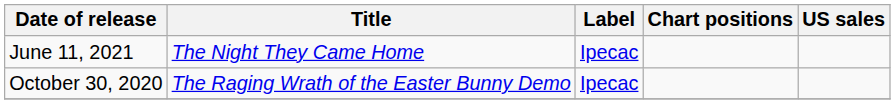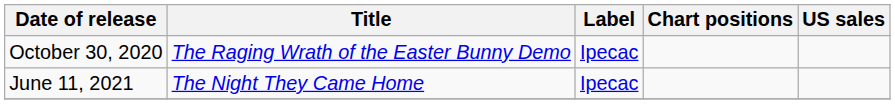rows swapped: (86, 83) <-> (71, 51)
